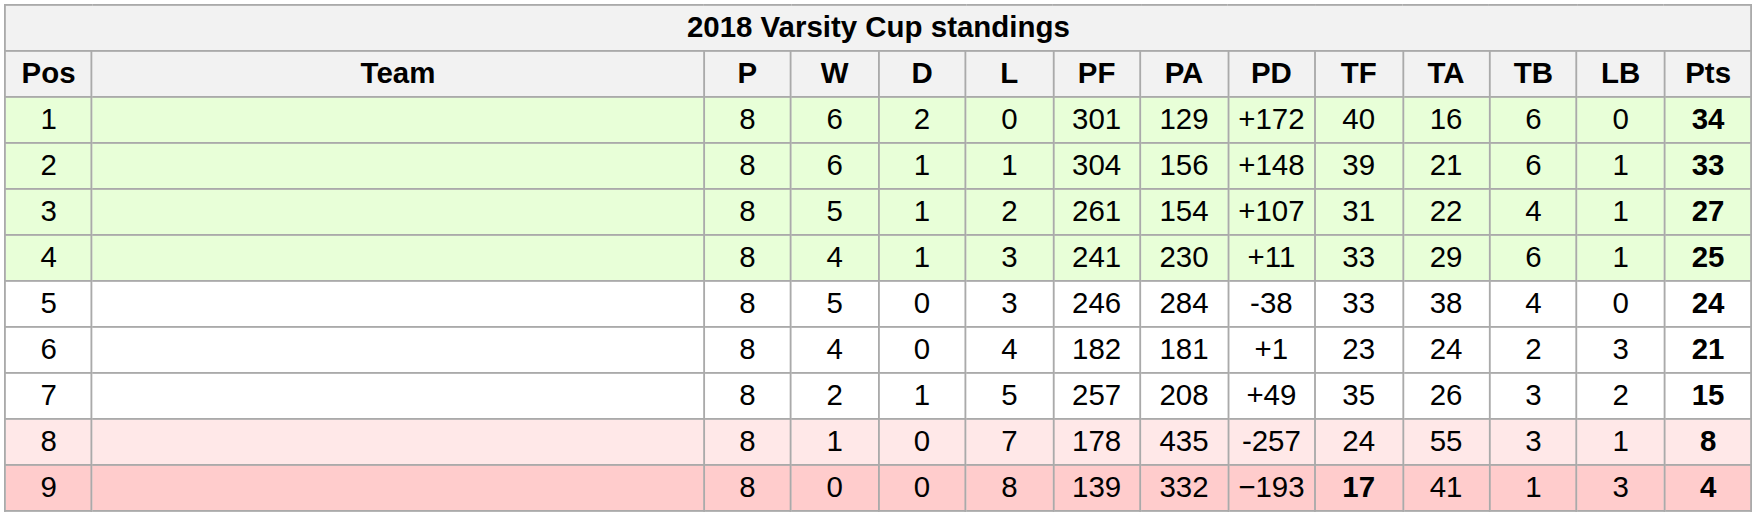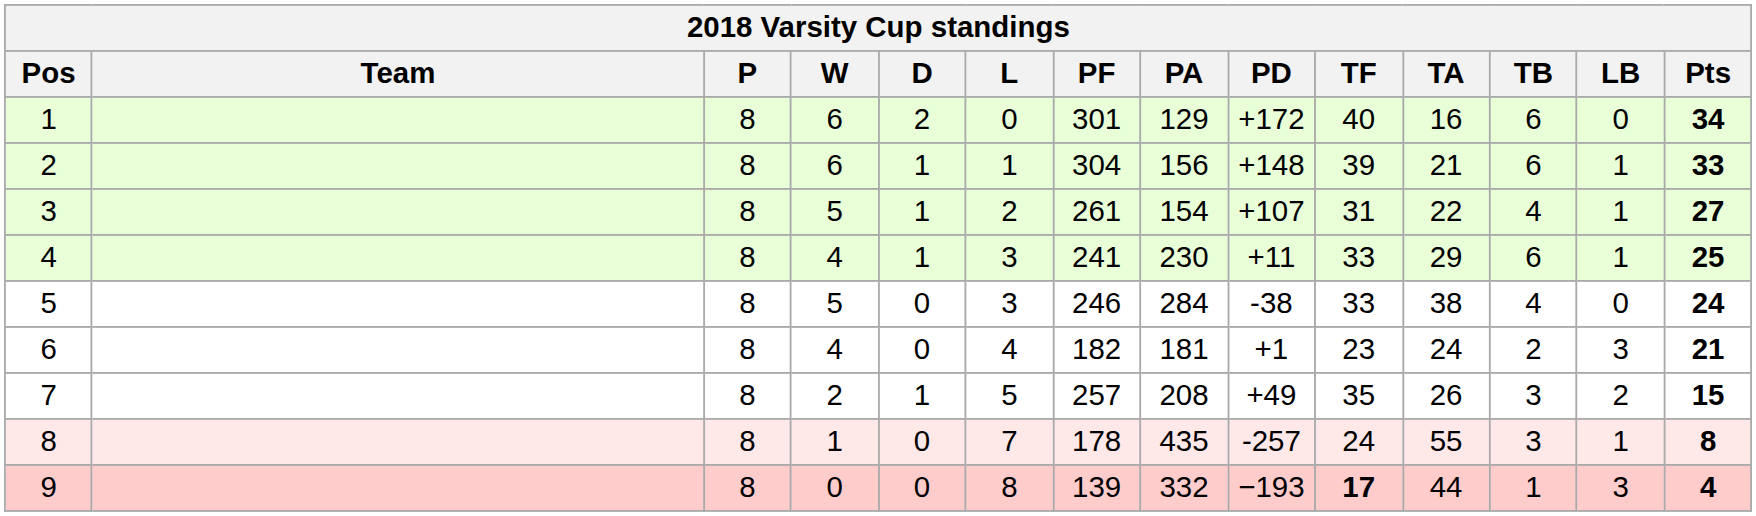(1446, 487) 41 -> (1446, 487) 44
